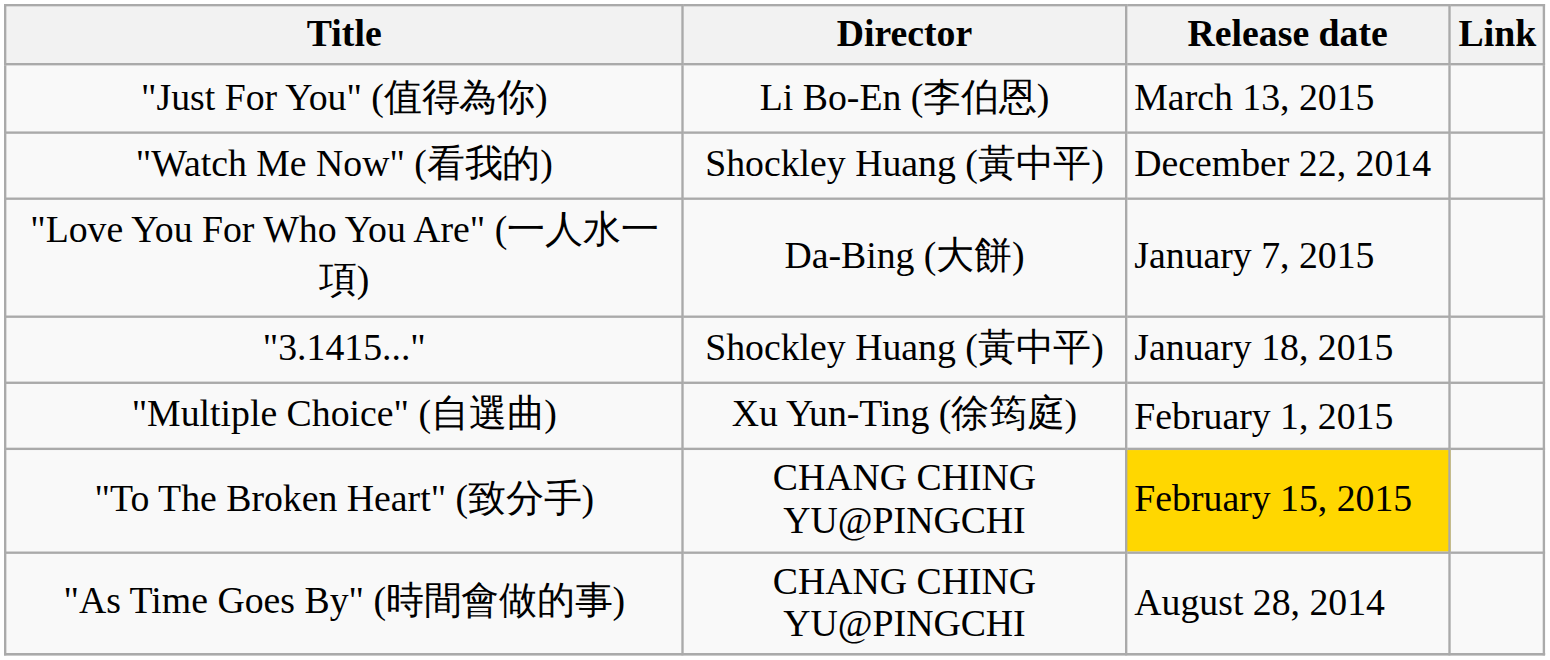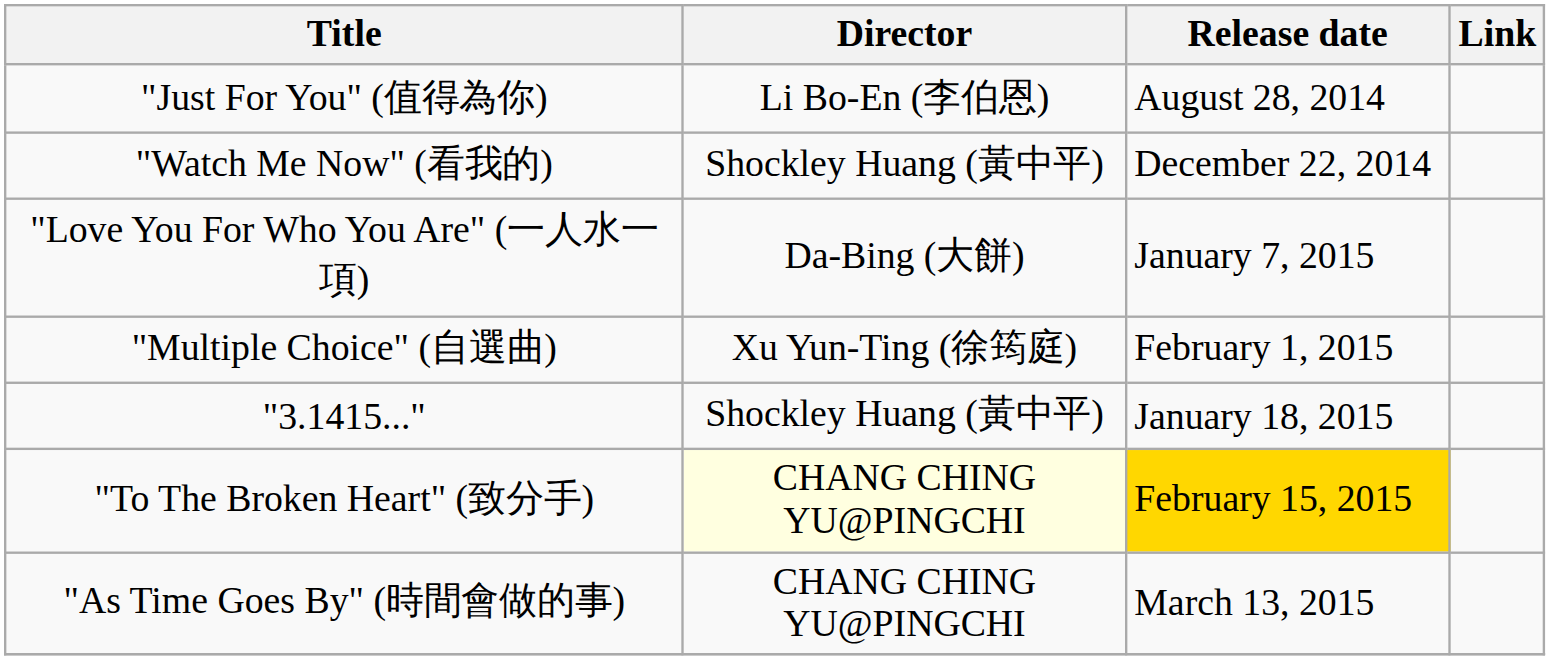(1254, 97) March 13, 2015 -> (1260, 97) August 28, 2014
rows swapped: (344, 348) <-> (344, 414)
(904, 499) no background -> (904, 499) lightyellow background
(1260, 602) August 28, 2014 -> (1254, 602) March 13, 2015
